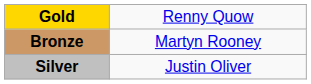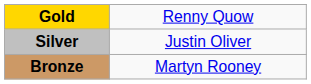rows swapped: (57, 66) <-> (57, 41)
